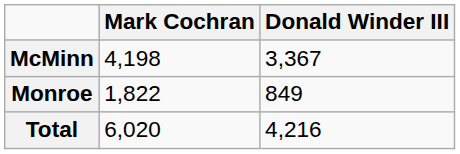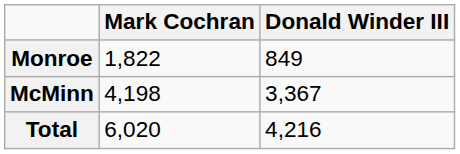rows swapped: (52, 58) <-> (52, 93)
